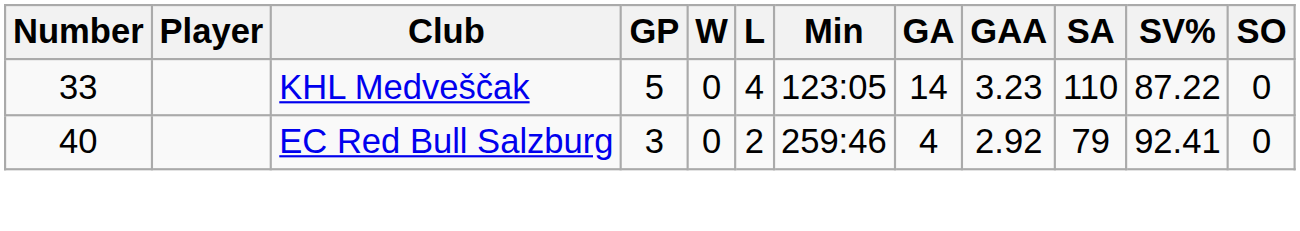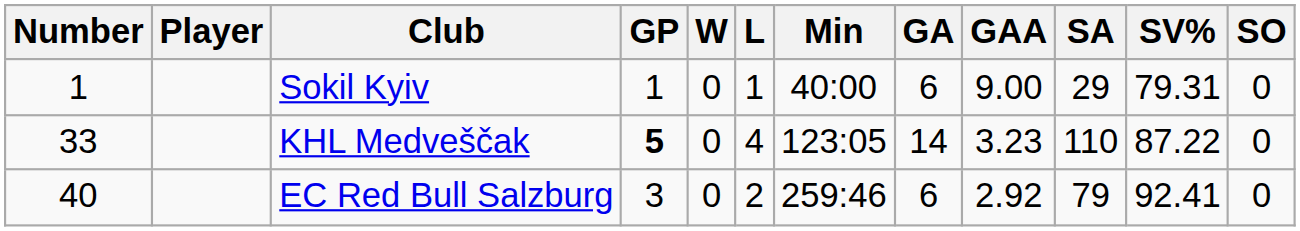+ row: (354, 86)
(654, 86) normal -> (654, 141) bold
(929, 141) 4 -> (929, 196) 6
